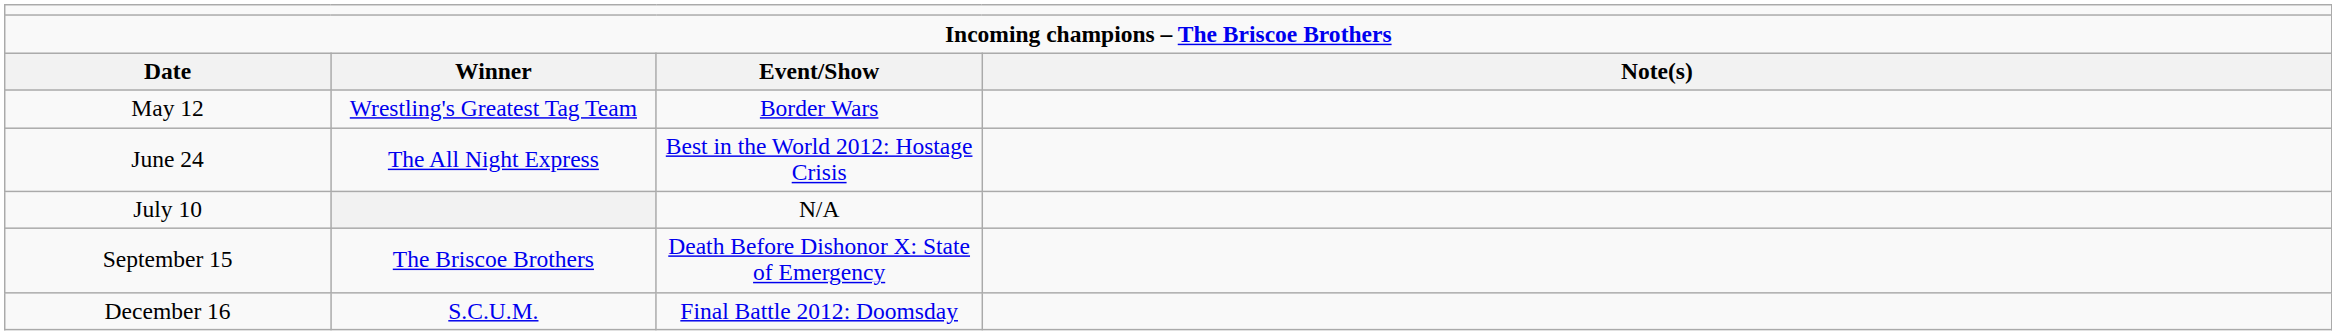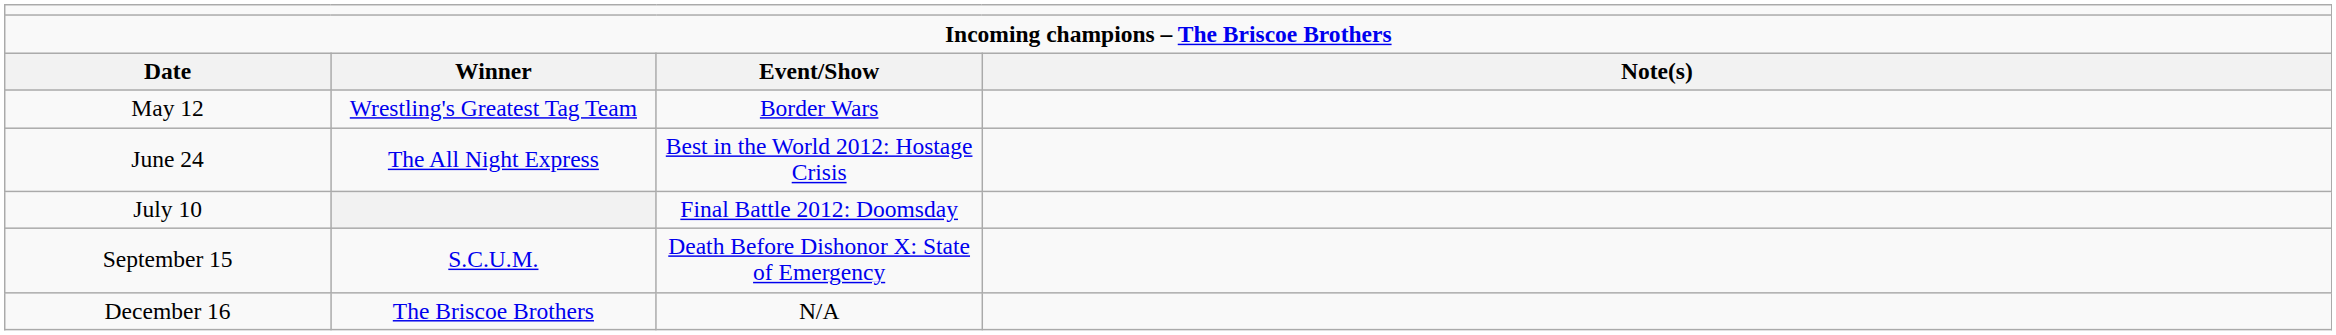(819, 209) N/A -> (819, 209) Final Battle 2012: Doomsday
(493, 260) The Briscoe Brothers -> (493, 260) S.C.U.M.
(493, 310) S.C.U.M. -> (493, 310) The Briscoe Brothers
(819, 310) Final Battle 2012: Doomsday -> (819, 310) N/A
